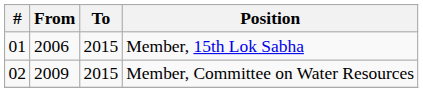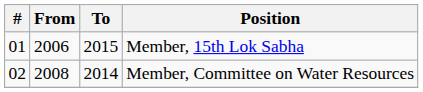(51, 73) 2009 -> (51, 73) 2008
(101, 73) 2015 -> (101, 73) 2014
